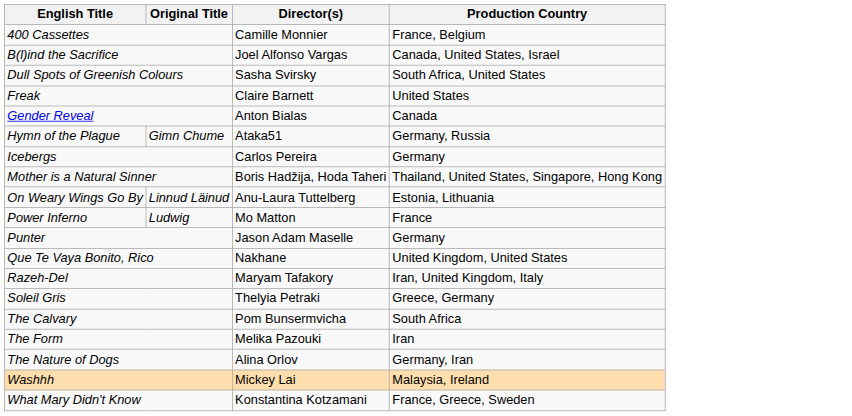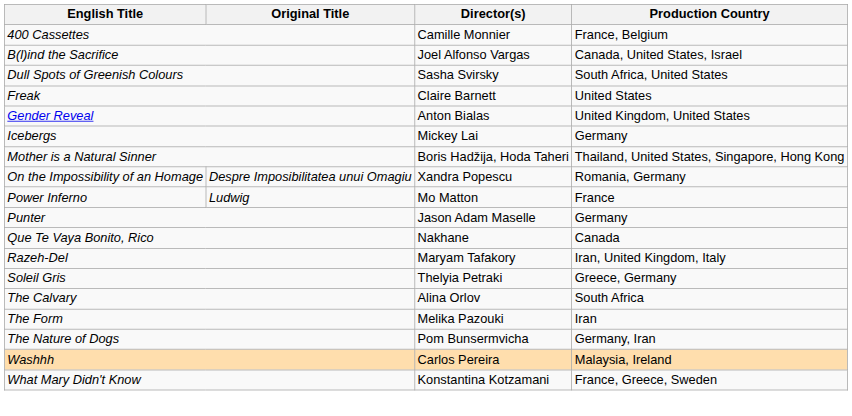(415, 116) Canada -> (662, 116) United Kingdom, United States
- row: (64, 136)
(276, 156) Carlos Pereira -> (448, 136) Mickey Lai
+ row: (105, 177)
- row: (75, 197)
(480, 258) United Kingdom, United States -> (597, 237) Canada
(291, 319) Pom Bunsermvicha -> (449, 298) Alina Orlov
(266, 359) Alina Orlov -> (473, 339) Pom Bunsermvicha
(265, 380) Mickey Lai -> (458, 359) Carlos Pereira
